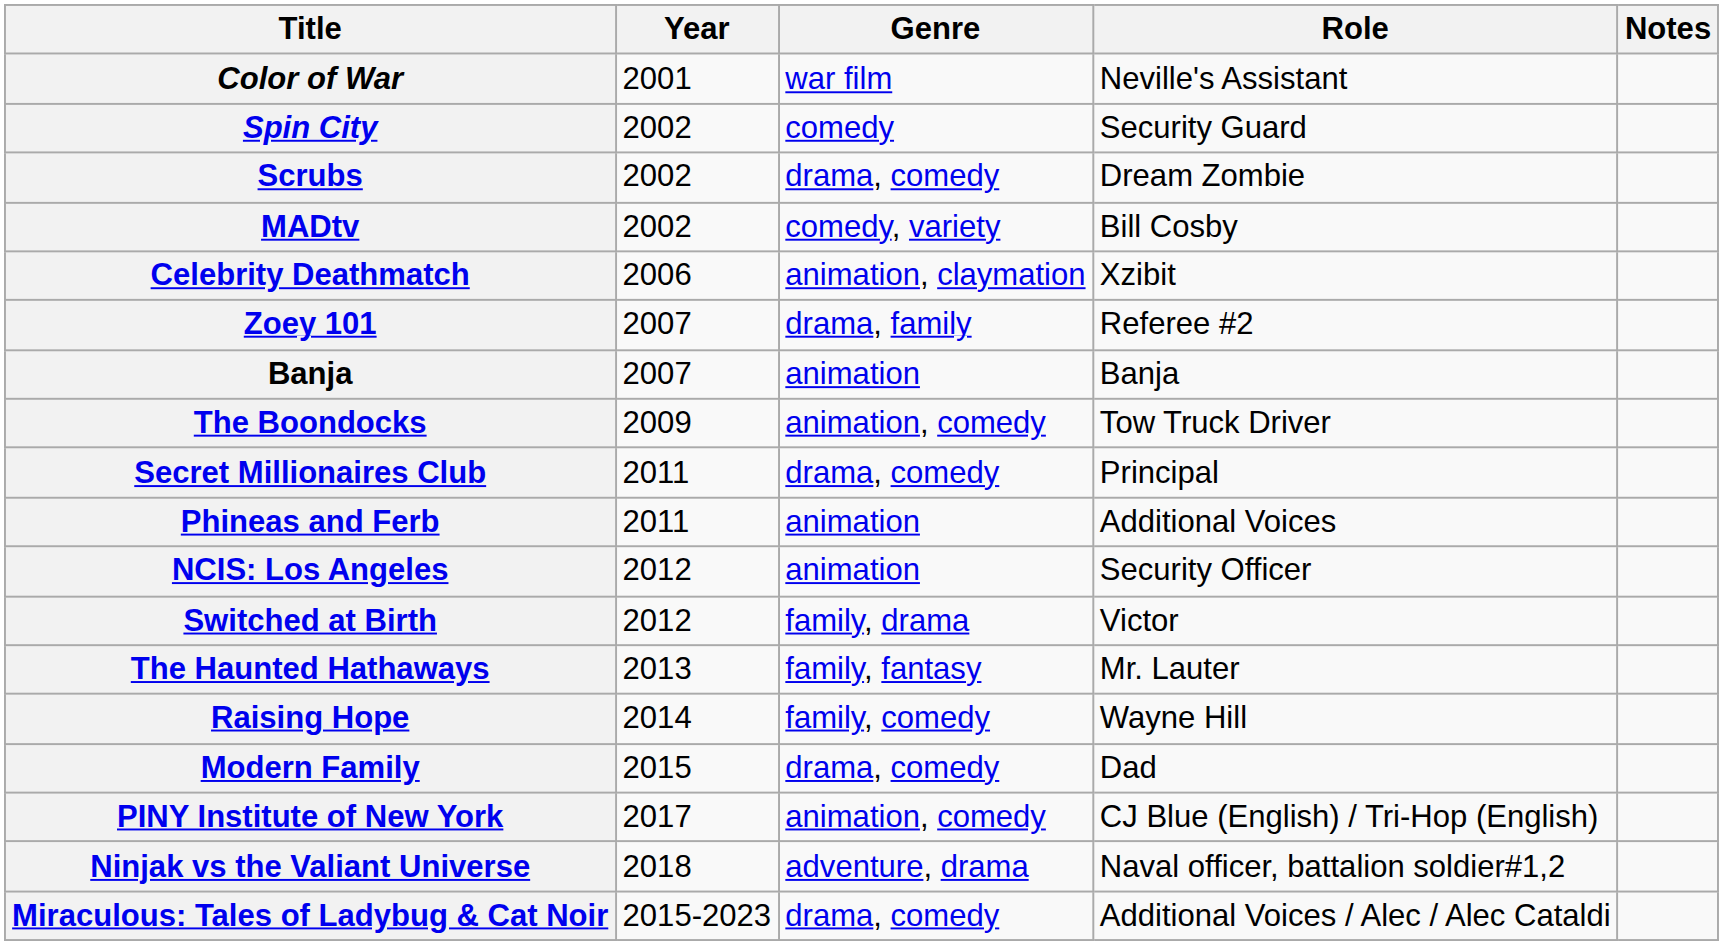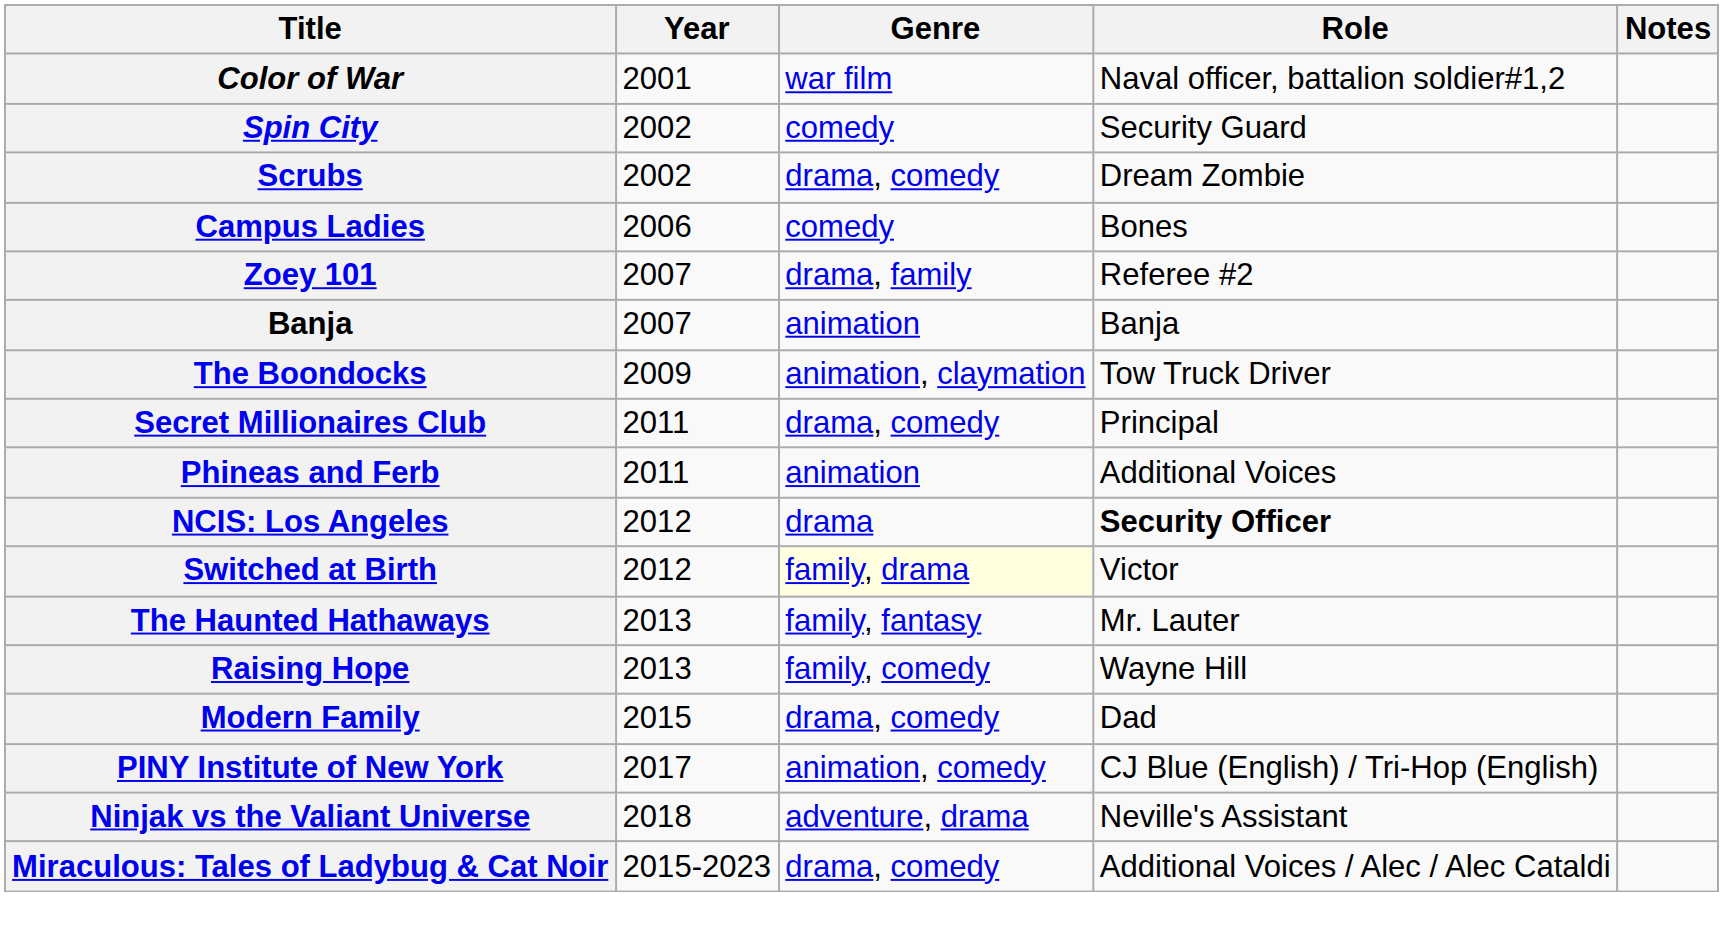(1224, 78) Neville's Assistant -> (1333, 78) Naval officer, battalion soldier#1,2
- row: (310, 226)
+ row: (310, 226)
- row: (310, 275)
(916, 422) animation, comedy -> (935, 373) animation, claymation
(853, 570) animation -> (829, 521) drama
(1206, 570) normal -> (1215, 521) bold
(877, 619) no background -> (877, 570) lightyellow background
(657, 718) 2014 -> (657, 669) 2013
(1333, 865) Naval officer, battalion soldier#1,2 -> (1224, 816) Neville's Assistant
